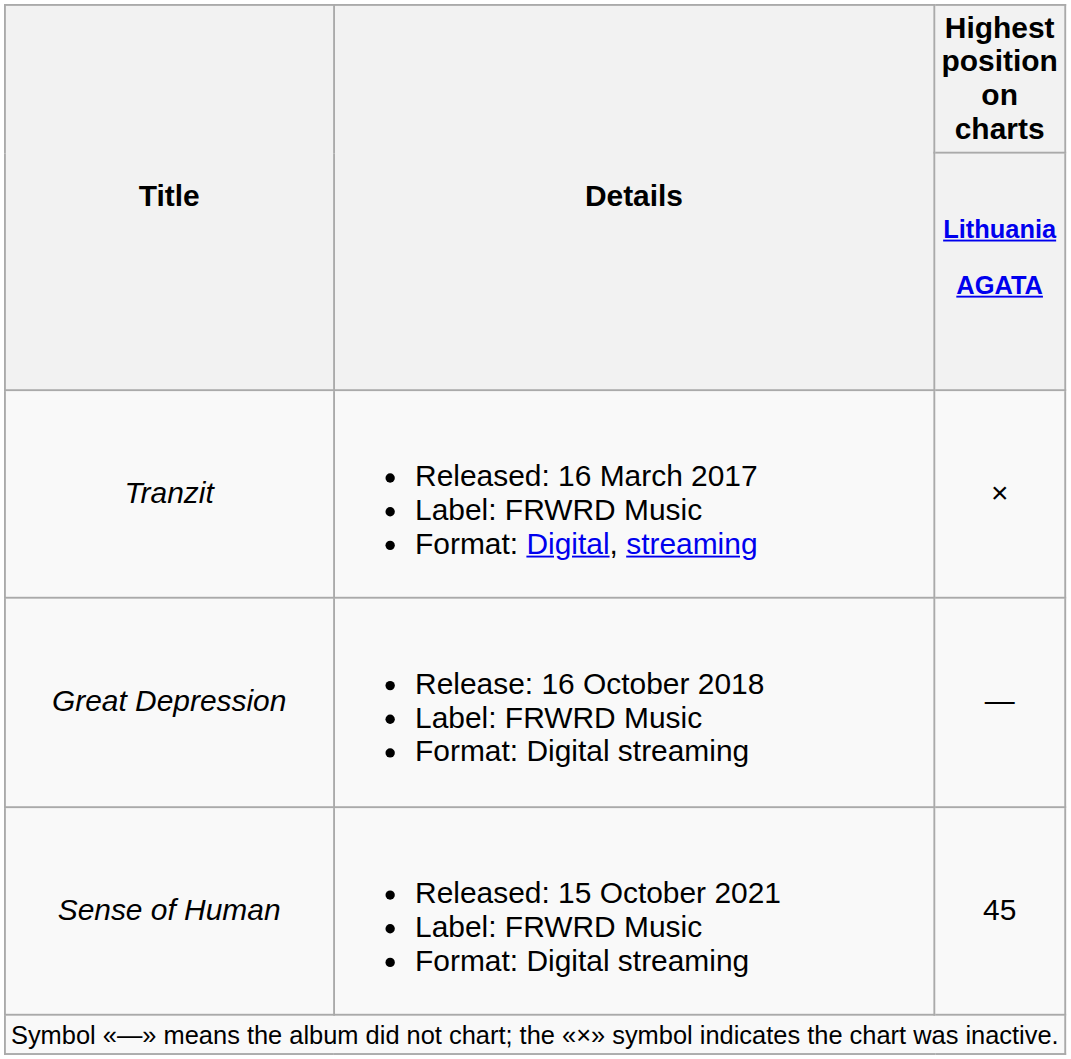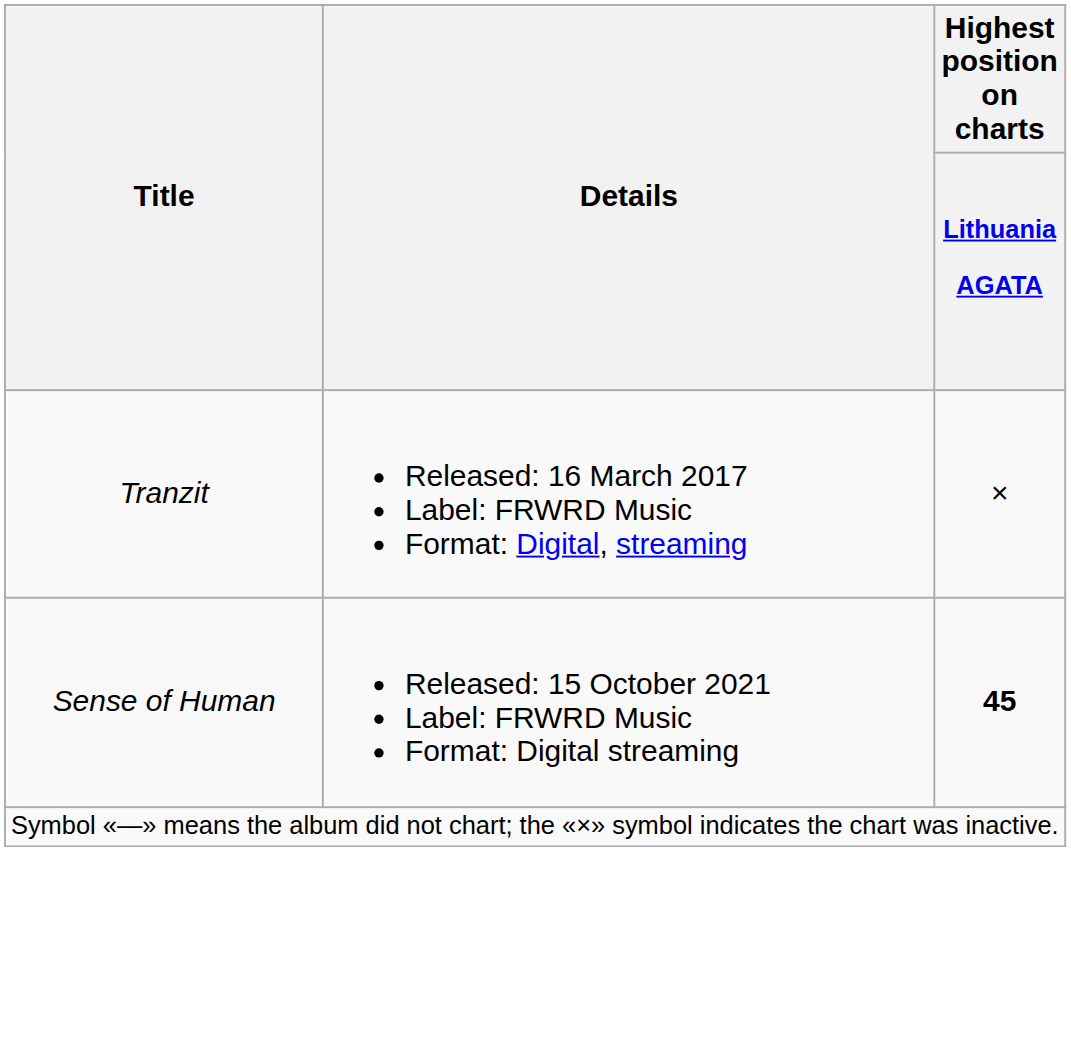- row: (169, 701)
(1000, 910) normal -> (1000, 701) bold
